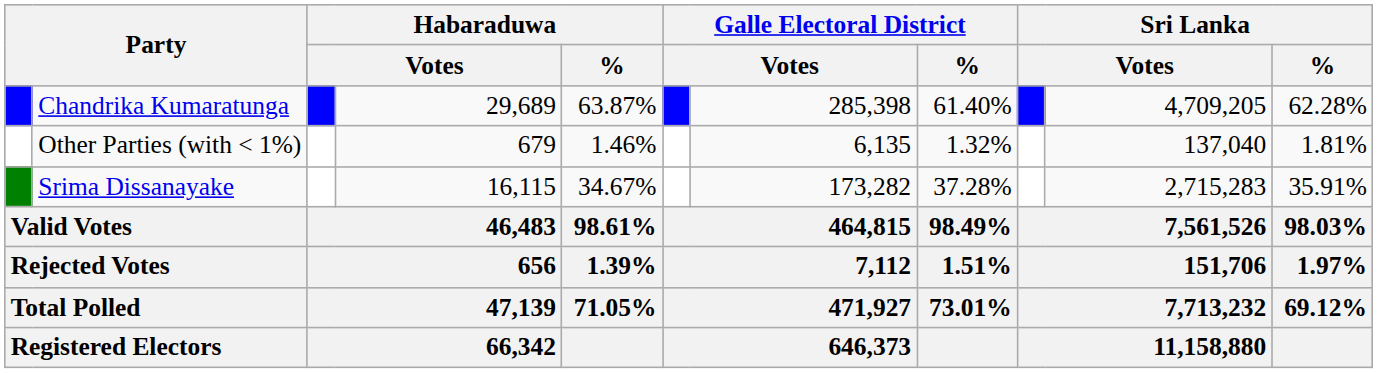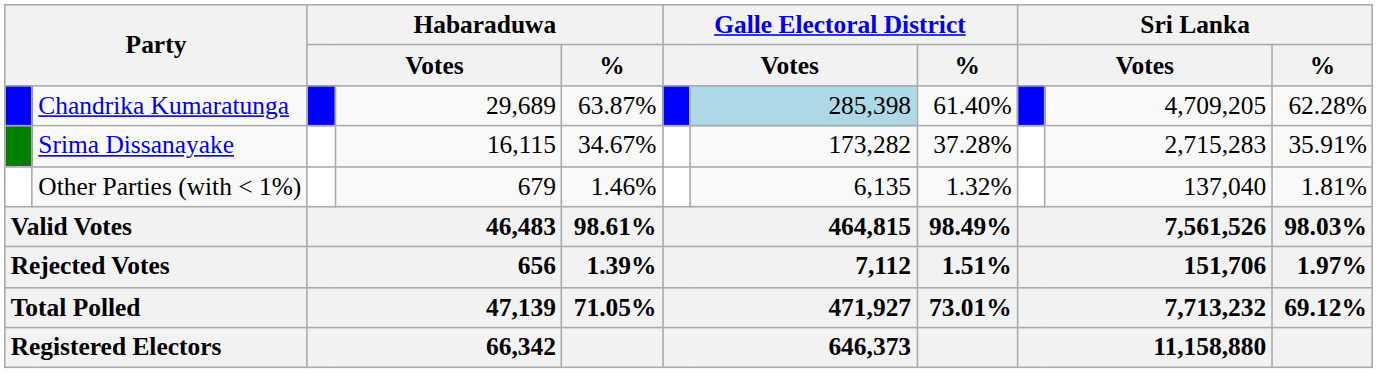(870, 105) no background -> (870, 105) lightblue background
rows swapped: (136, 186) <-> (170, 145)
